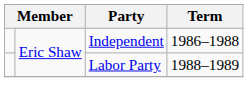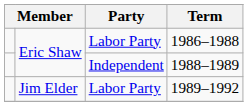(126, 40) Independent -> (125, 40) Labor Party
(125, 64) Labor Party -> (126, 64) Independent
+ row: (205, 88)
